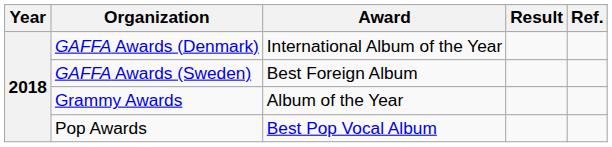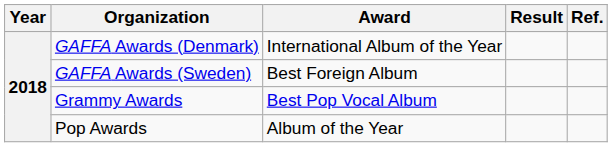(335, 100) Album of the Year -> (352, 100) Best Pop Vocal Album
(352, 127) Best Pop Vocal Album -> (335, 127) Album of the Year
